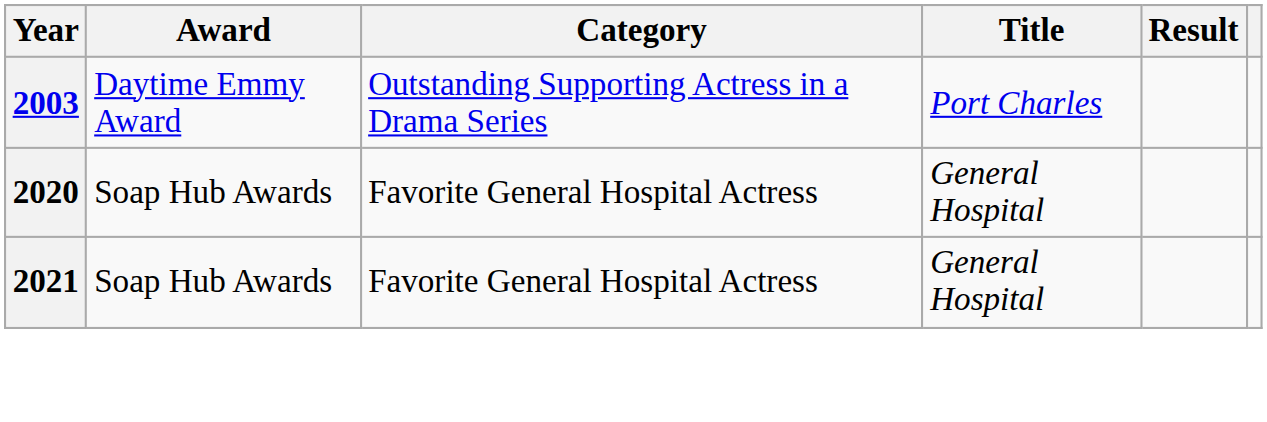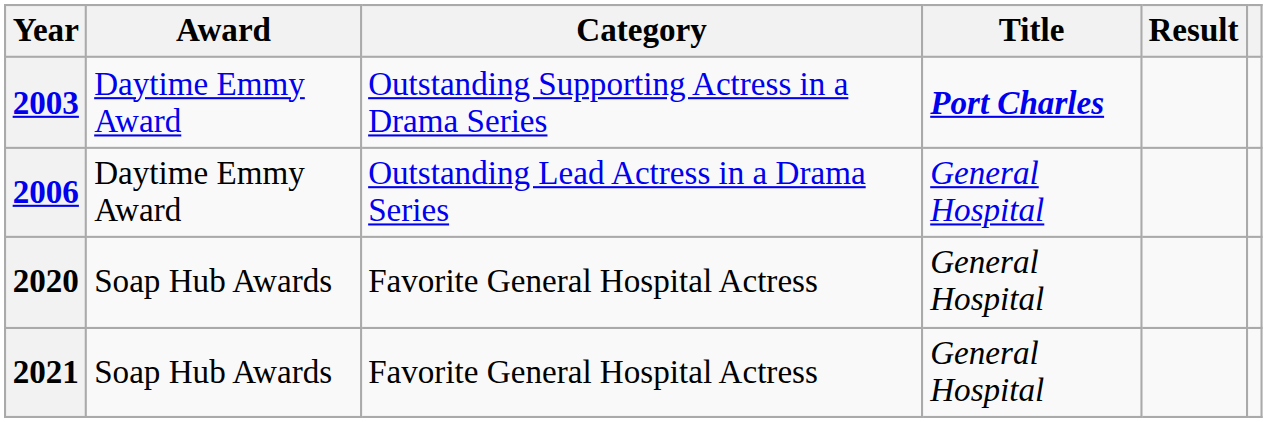(1016, 101) normal -> (1017, 101) bold
+ row: (46, 191)
